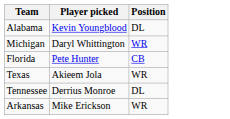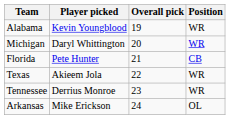+ column: (158, 12)
(138, 28) DL -> (197, 28) WR
(138, 91) DL -> (197, 91) WR
(139, 106) WR -> (195, 106) OL
